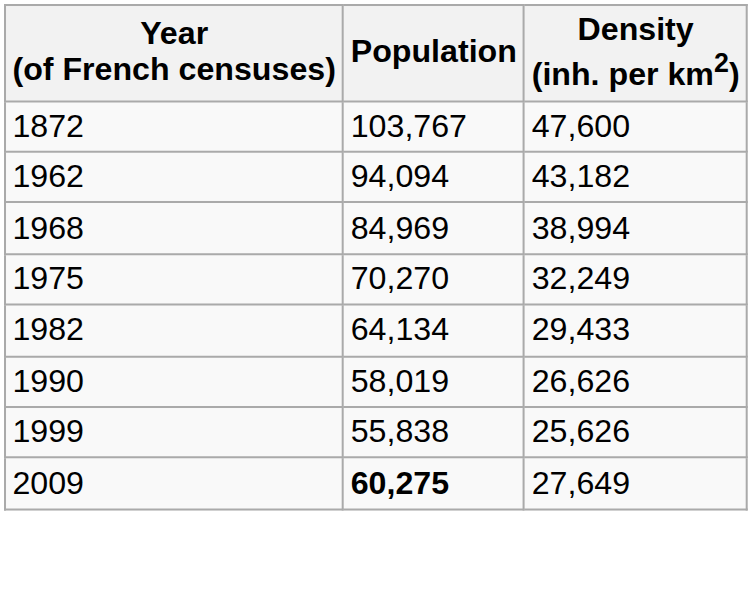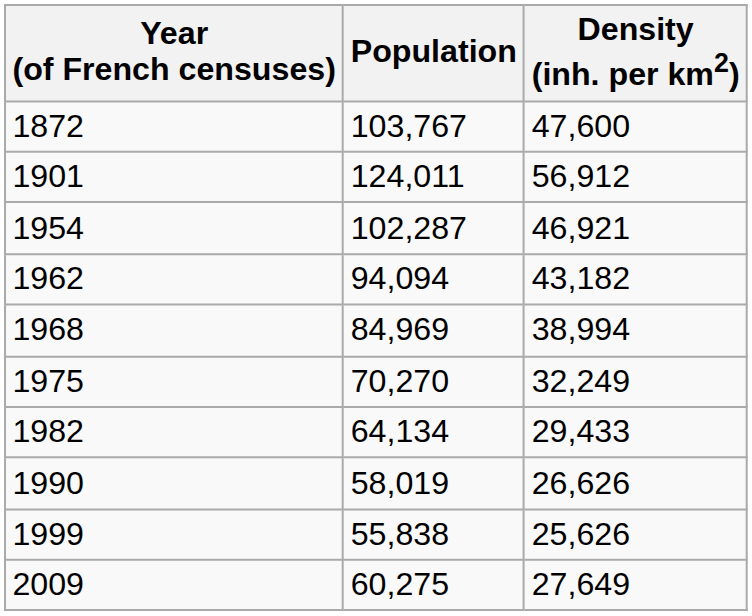+ row: (48, 176)
+ row: (48, 227)
(400, 482) bold -> (400, 584) normal
